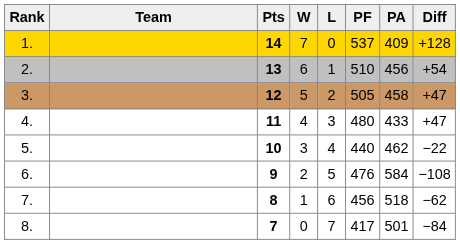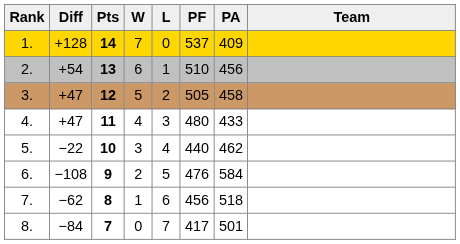columns swapped: (154, 17) <-> (435, 17)
